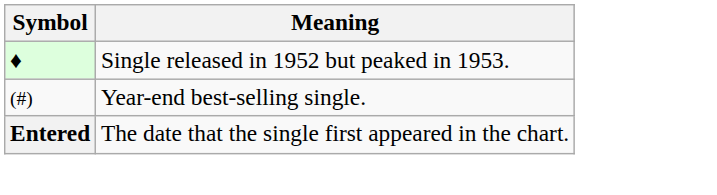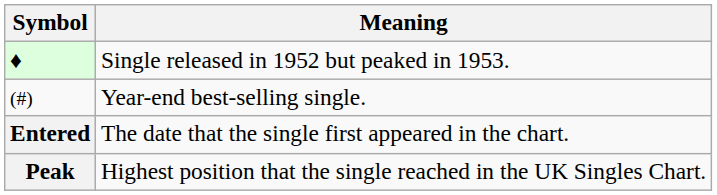+ row: (50, 171)
